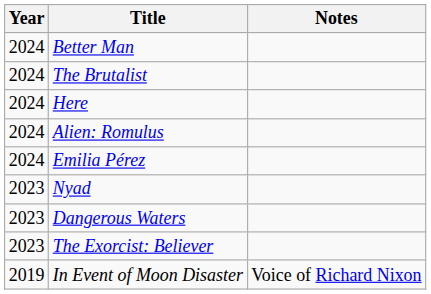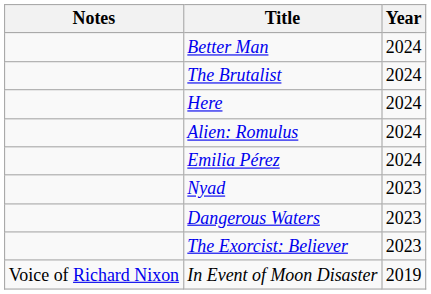columns swapped: (27, 18) <-> (336, 18)
